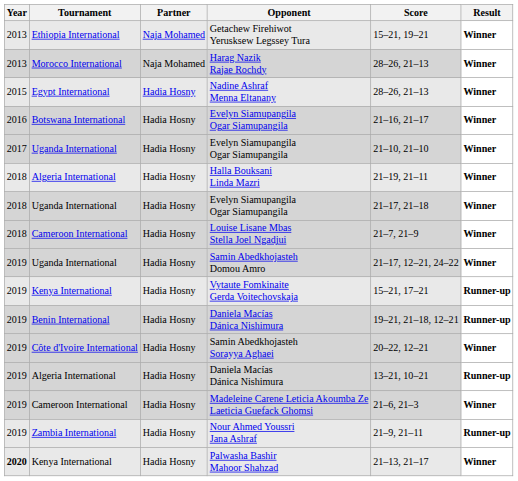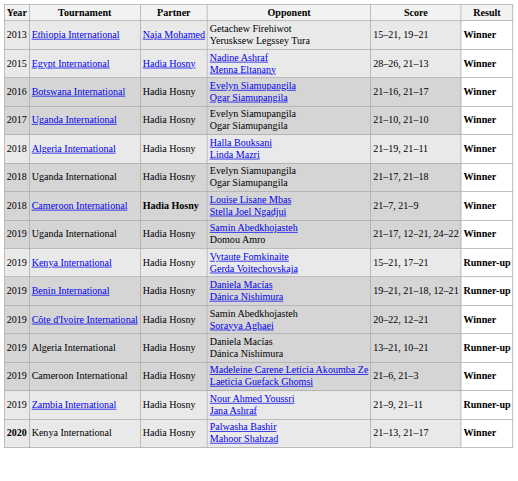- row: (77, 63)
(169, 234) normal -> (171, 205) bold
